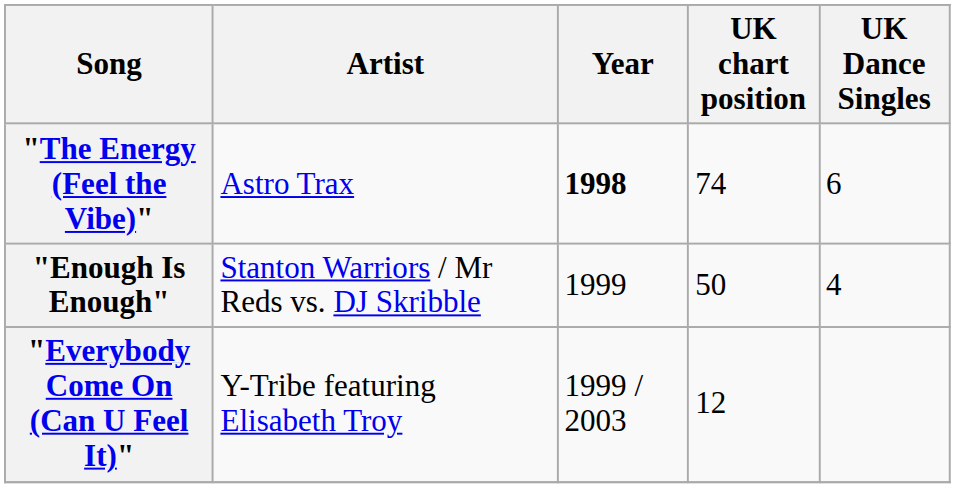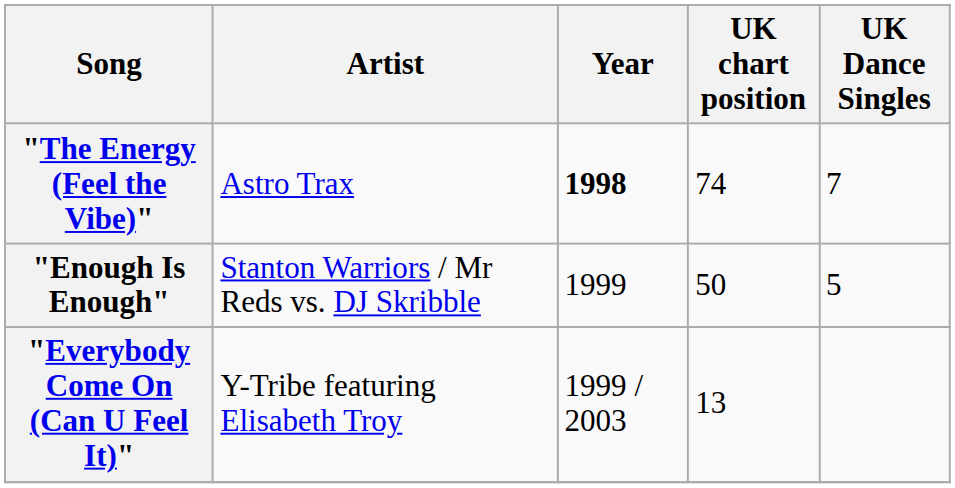(834, 183) 6 -> (834, 183) 7
(834, 284) 4 -> (834, 284) 5
(711, 403) 12 -> (711, 403) 13
